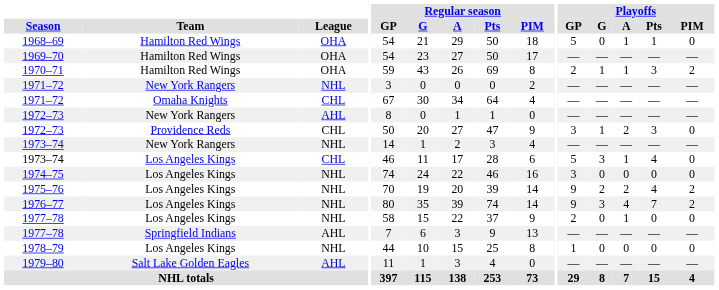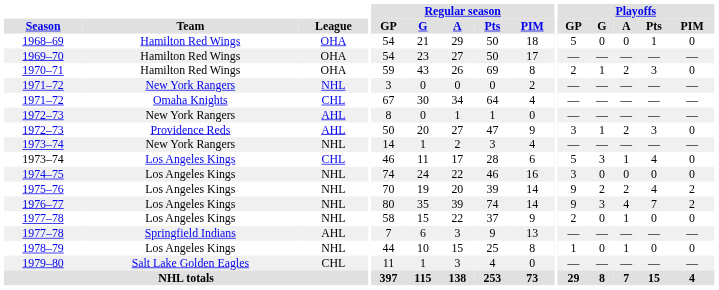(626, 41) 1 -> (626, 41) 0
(626, 70) 1 -> (626, 70) 2
(692, 70) 2 -> (692, 70) 0
(333, 129) CHL -> (333, 129) AHL
(626, 248) 0 -> (626, 248) 1
(333, 263) AHL -> (333, 263) CHL
